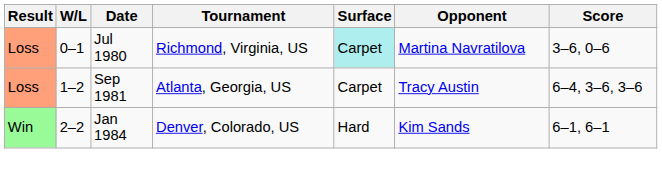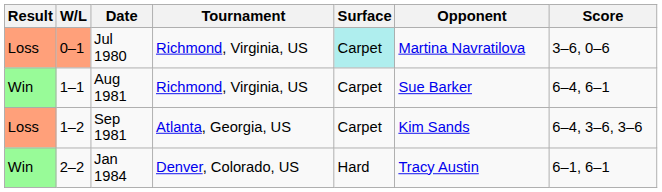(72, 47) no background -> (72, 47) lightsalmon background
+ row: (110, 87)
(439, 87) Tracy Austin -> (434, 127) Kim Sands
(434, 127) Kim Sands -> (439, 167) Tracy Austin
